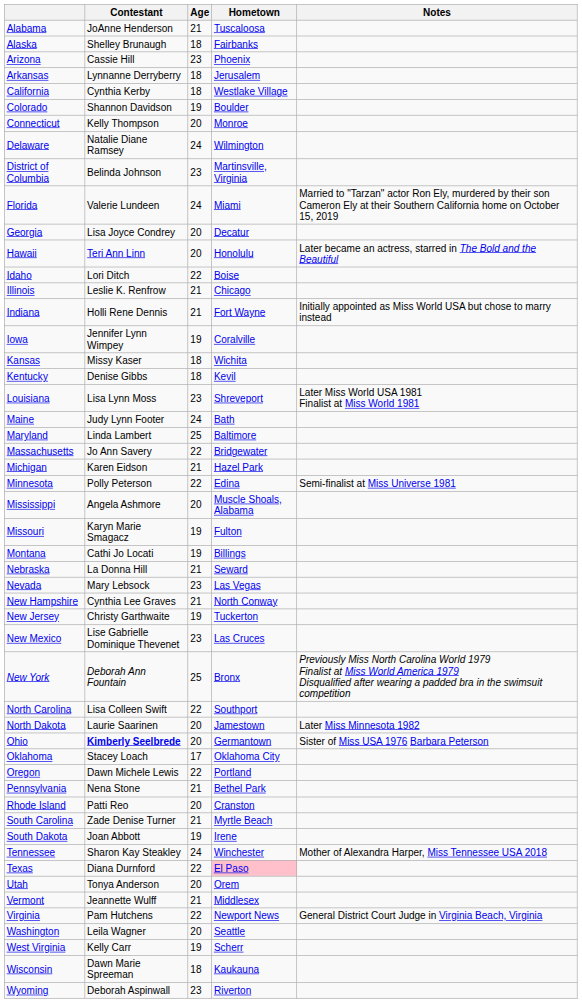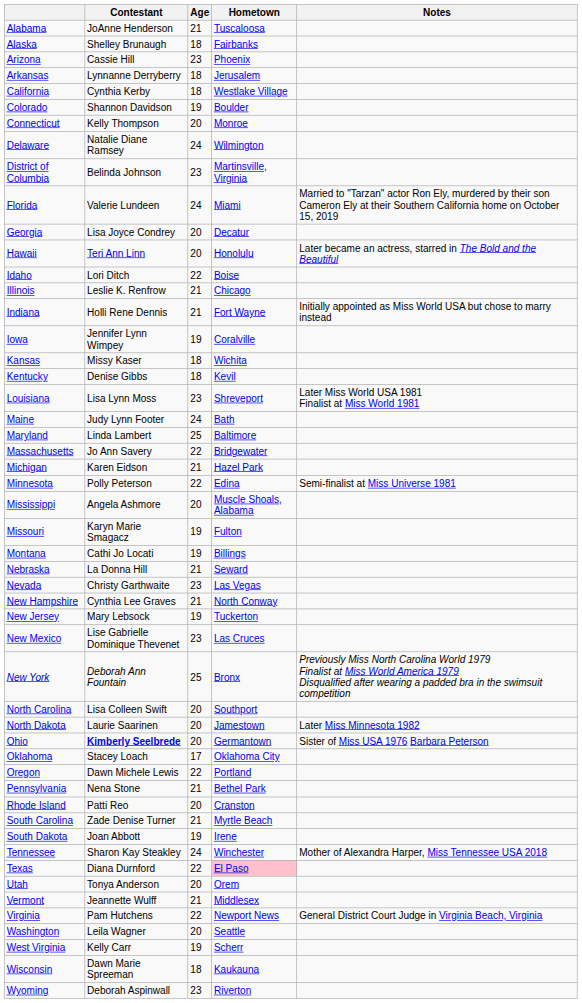(118, 585) Mary Lebsock -> (128, 585) Christy Garthwaite
(128, 617) Christy Garthwaite -> (118, 617) Mary Lebsock
(196, 710) 22 -> (196, 710) 20
